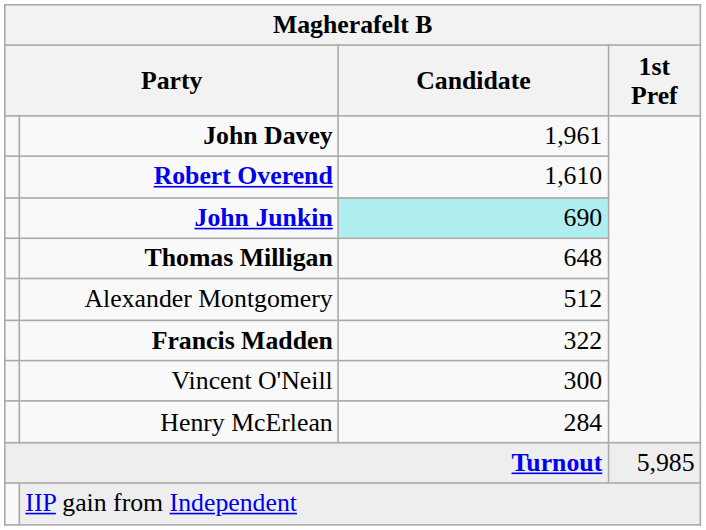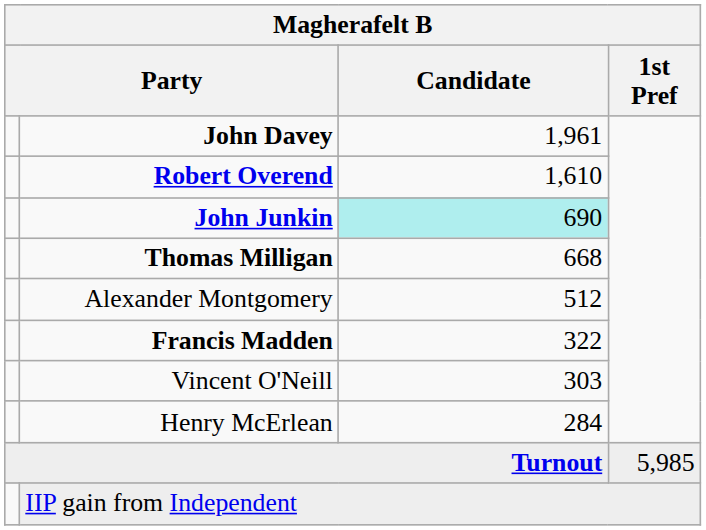(583, 258) 648 -> (583, 258) 668
(583, 380) 300 -> (583, 380) 303
